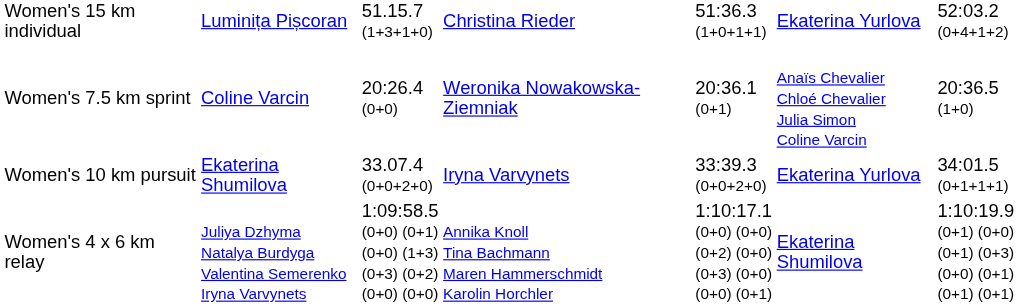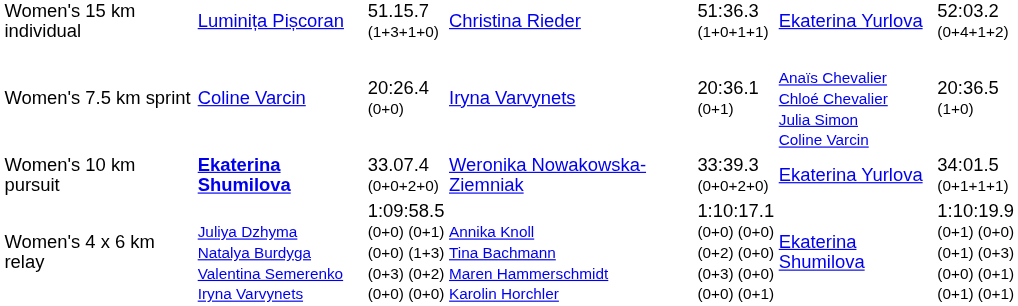(542, 98) Weronika Nowakowska-Ziemniak -> (512, 98) Iryna Varvynets
(244, 175) normal -> (244, 175) bold
(506, 175) Iryna Varvynets -> (548, 175) Weronika Nowakowska-Ziemniak
